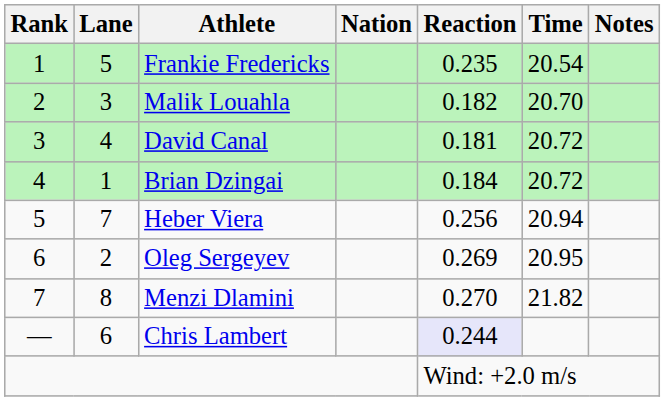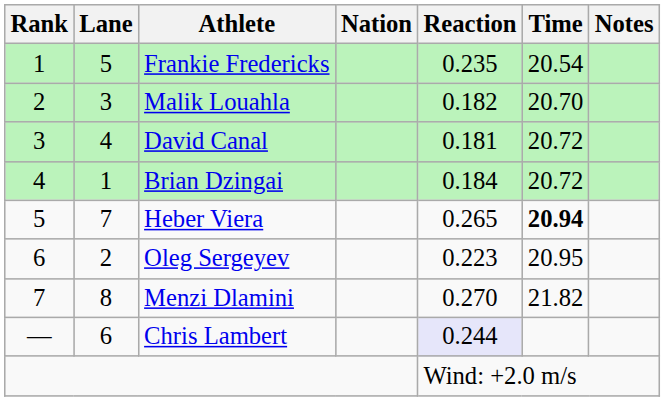(470, 219) 0.256 -> (470, 219) 0.265
(556, 219) normal -> (556, 219) bold
(470, 258) 0.269 -> (470, 258) 0.223
